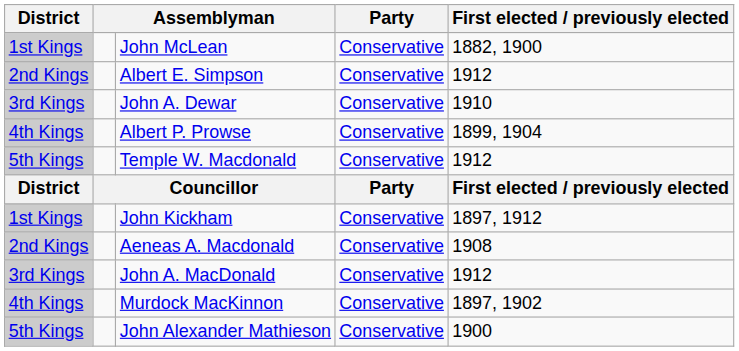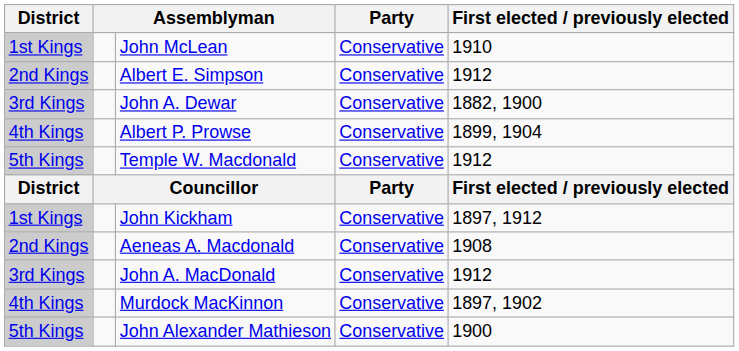(497, 47) 1882, 1900 -> (472, 47) 1910
(472, 103) 1910 -> (497, 103) 1882, 1900
